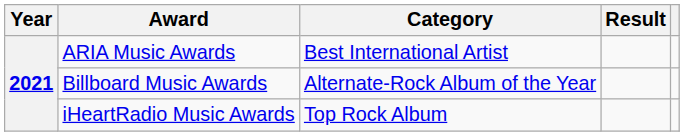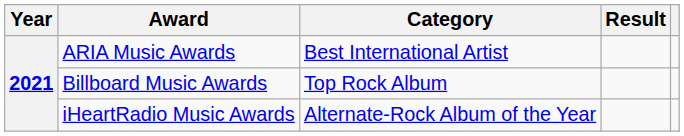(450, 83) Alternate-Rock Album of the Year -> (376, 83) Top Rock Album
(376, 114) Top Rock Album -> (450, 114) Alternate-Rock Album of the Year
